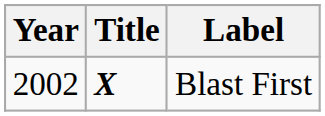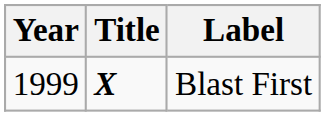(46, 83) 2002 -> (46, 83) 1999
